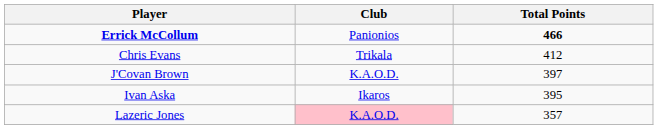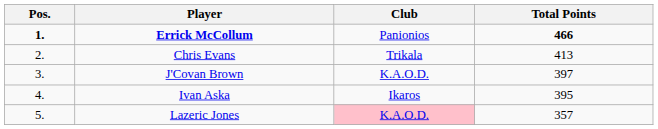+ column: (40, 14)
(553, 54) 412 -> (564, 54) 413
